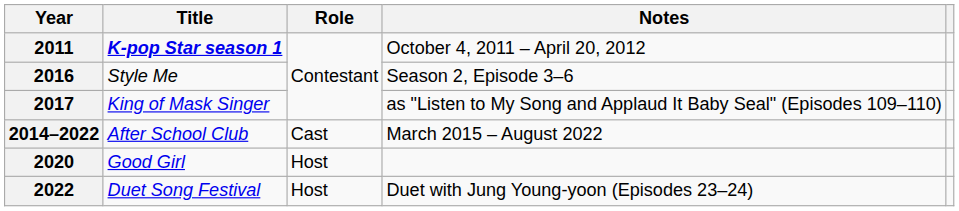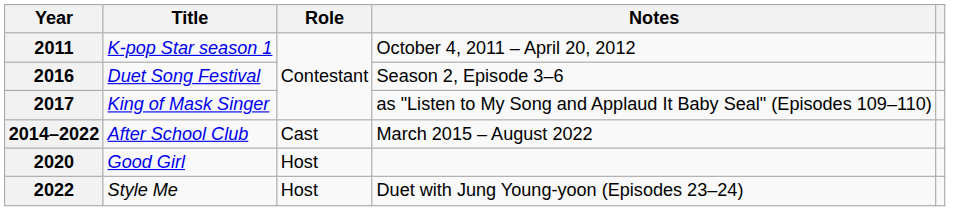(195, 47) bold -> (190, 47) normal
(143, 76) Style Me -> (184, 76) Duet Song Festival
(184, 190) Duet Song Festival -> (143, 190) Style Me
